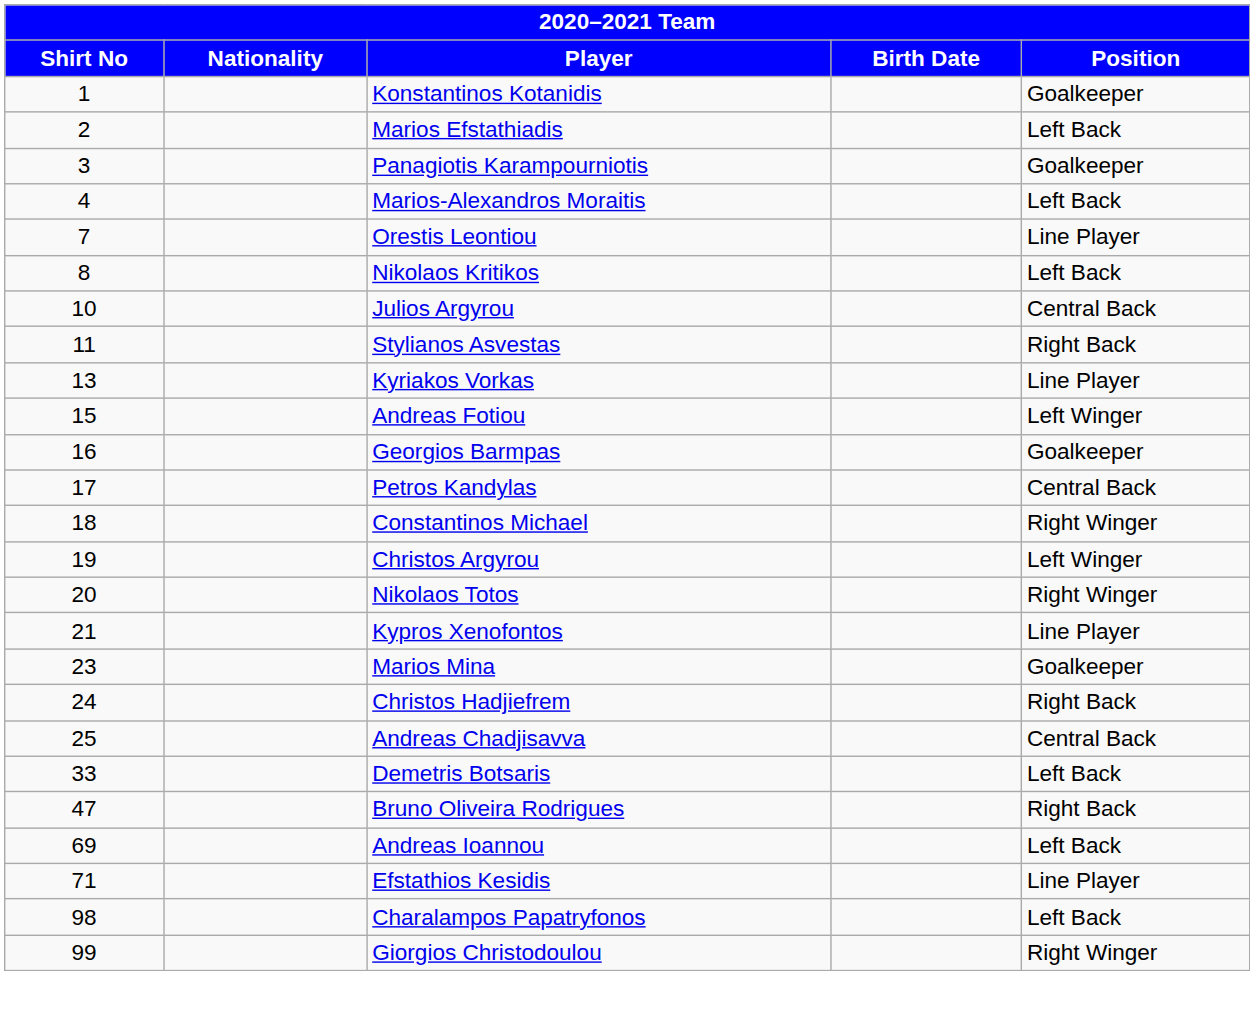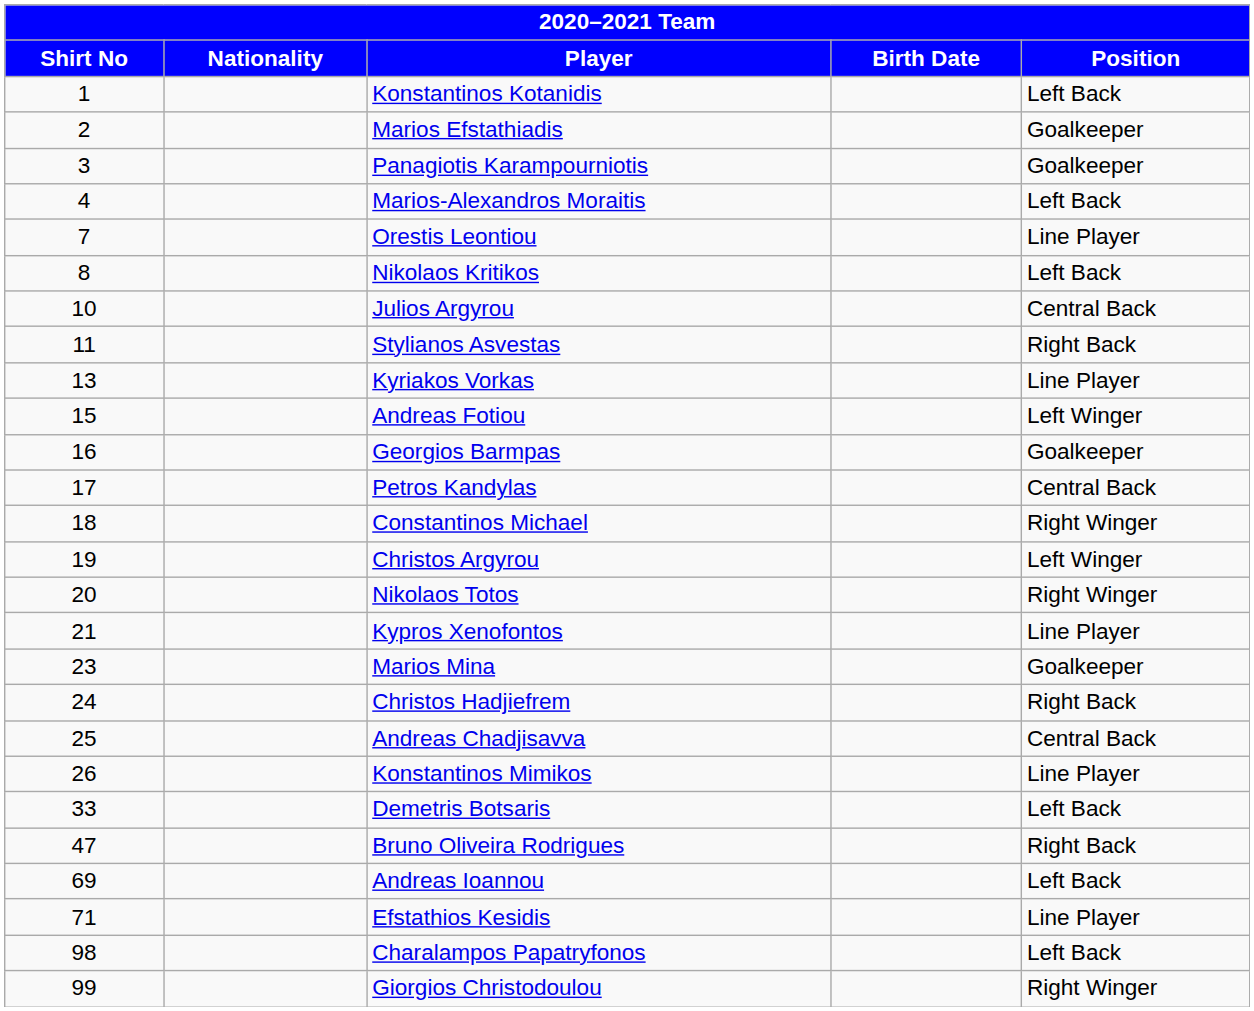(1085, 93) Goalkeeper -> (1074, 93) Left Back
(1074, 129) Left Back -> (1085, 129) Goalkeeper
+ row: (482, 773)
